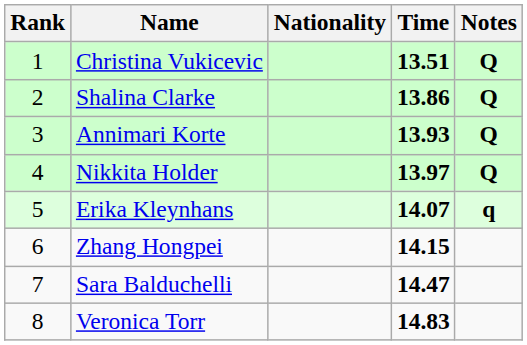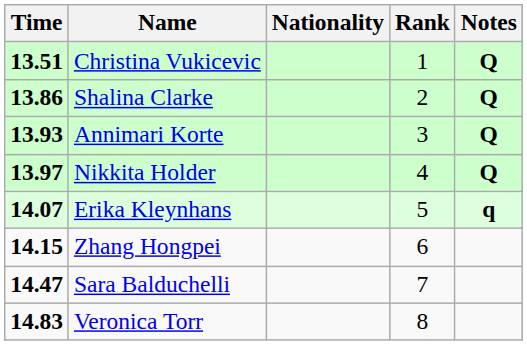columns swapped: (38, 23) <-> (423, 23)
